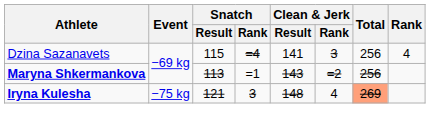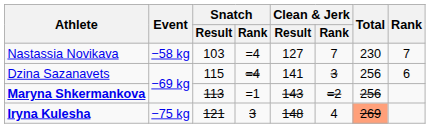+ row: (63, 54)
(407, 54) 4 -> (407, 74) 6
